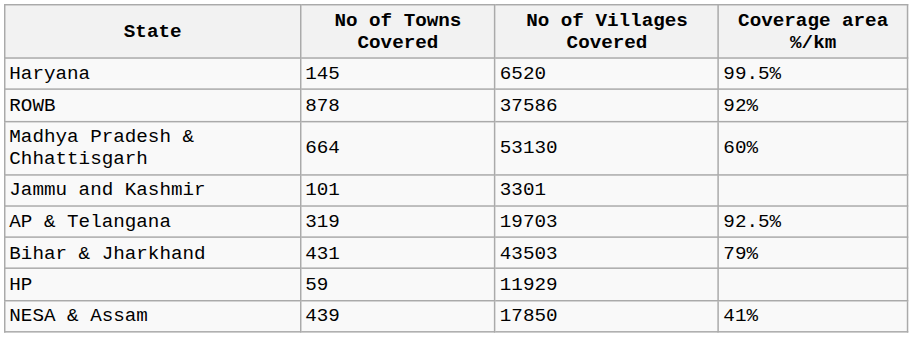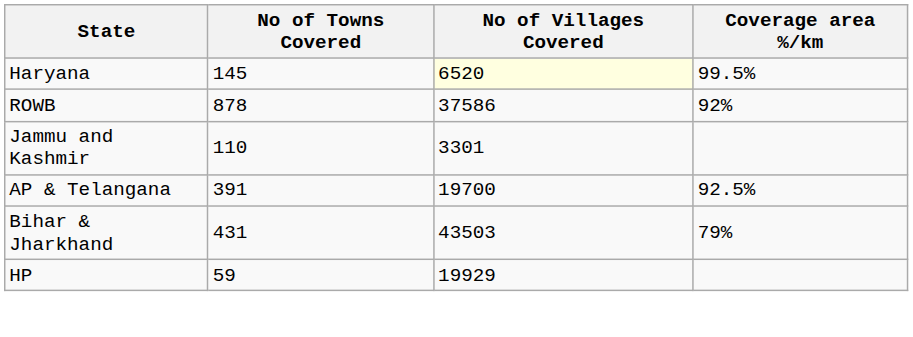(523, 74) no background -> (461, 74) lightyellow background
- row: (102, 148)
(323, 190) 101 -> (230, 148) 110
(323, 222) 319 -> (230, 190) 391
(529, 222) 19703 -> (467, 190) 19700
(529, 284) 11929 -> (467, 275) 19929
- row: (79, 316)
